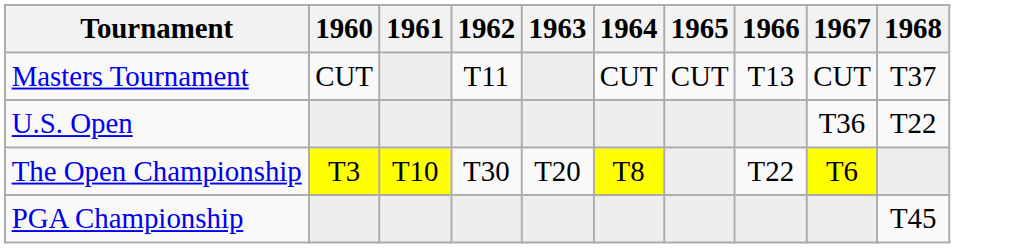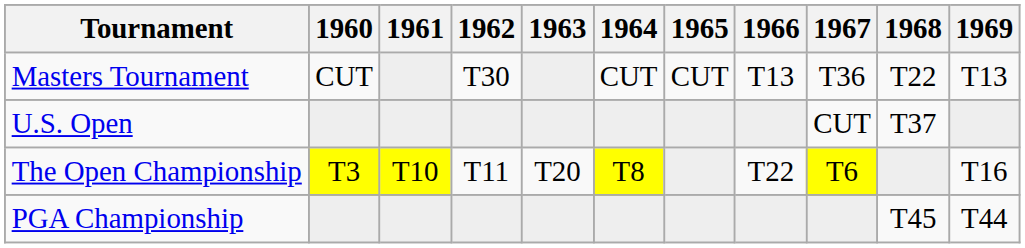+ column: (984, 28)
(486, 76) T11 -> (486, 76) T30
(842, 76) CUT -> (842, 76) T36
(913, 76) T37 -> (913, 76) T22
(842, 123) T36 -> (842, 123) CUT
(913, 123) T22 -> (913, 123) T37
(486, 171) T30 -> (486, 171) T11
